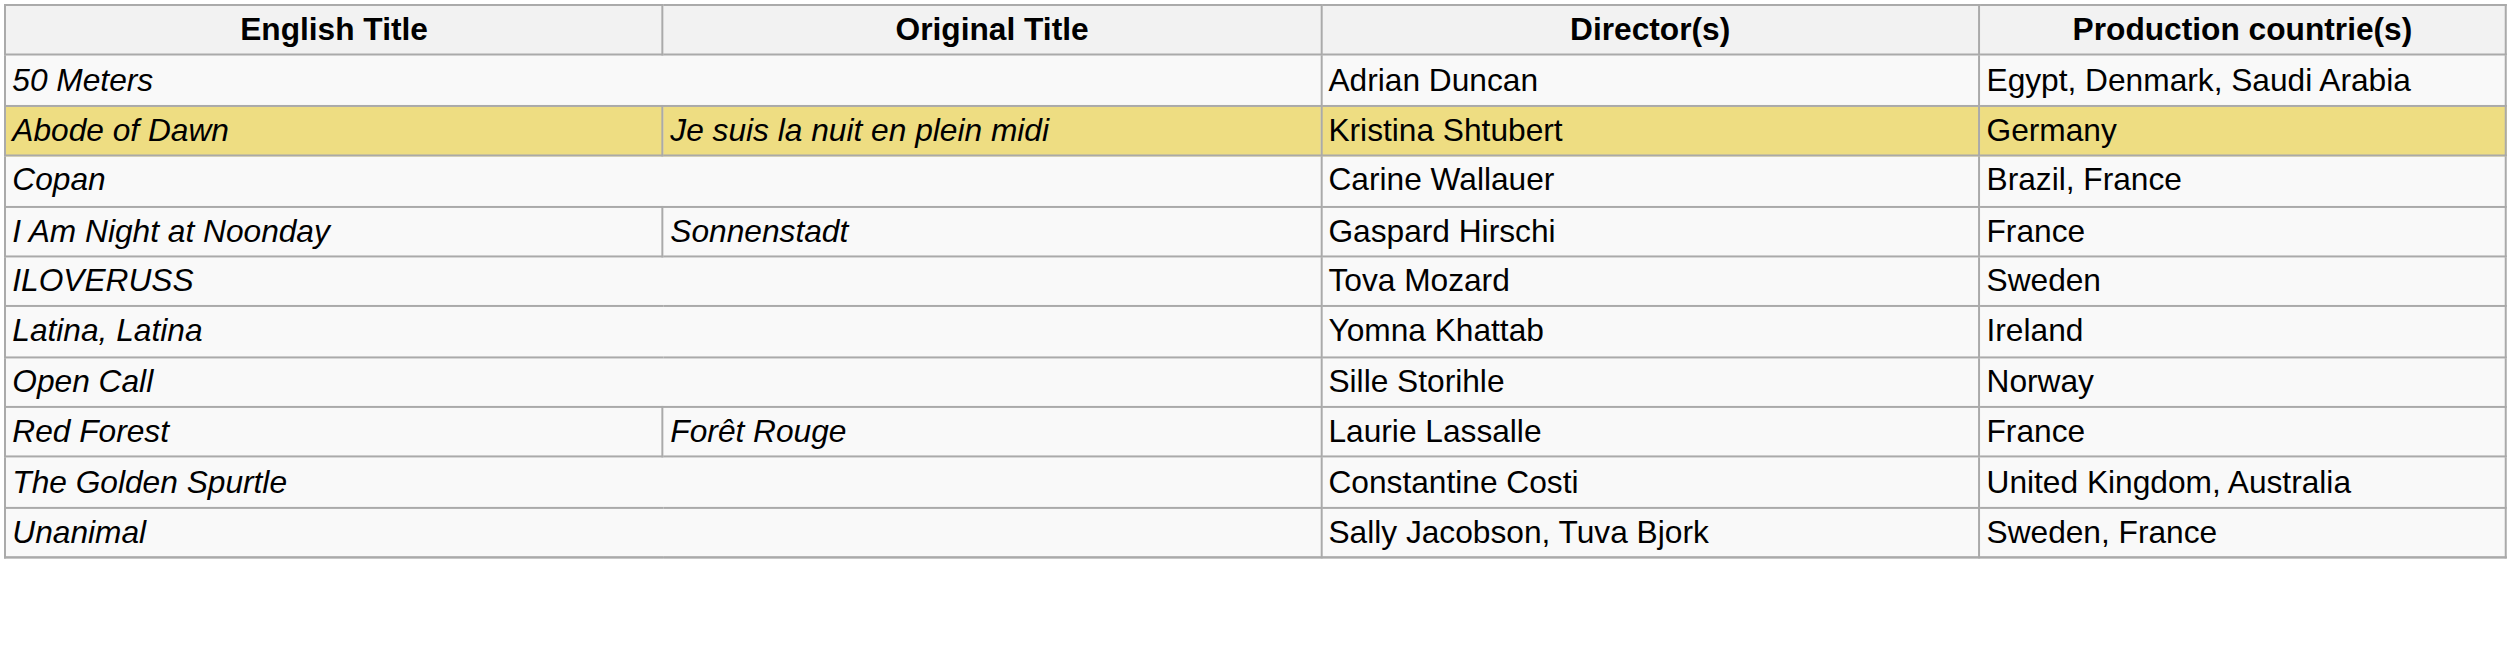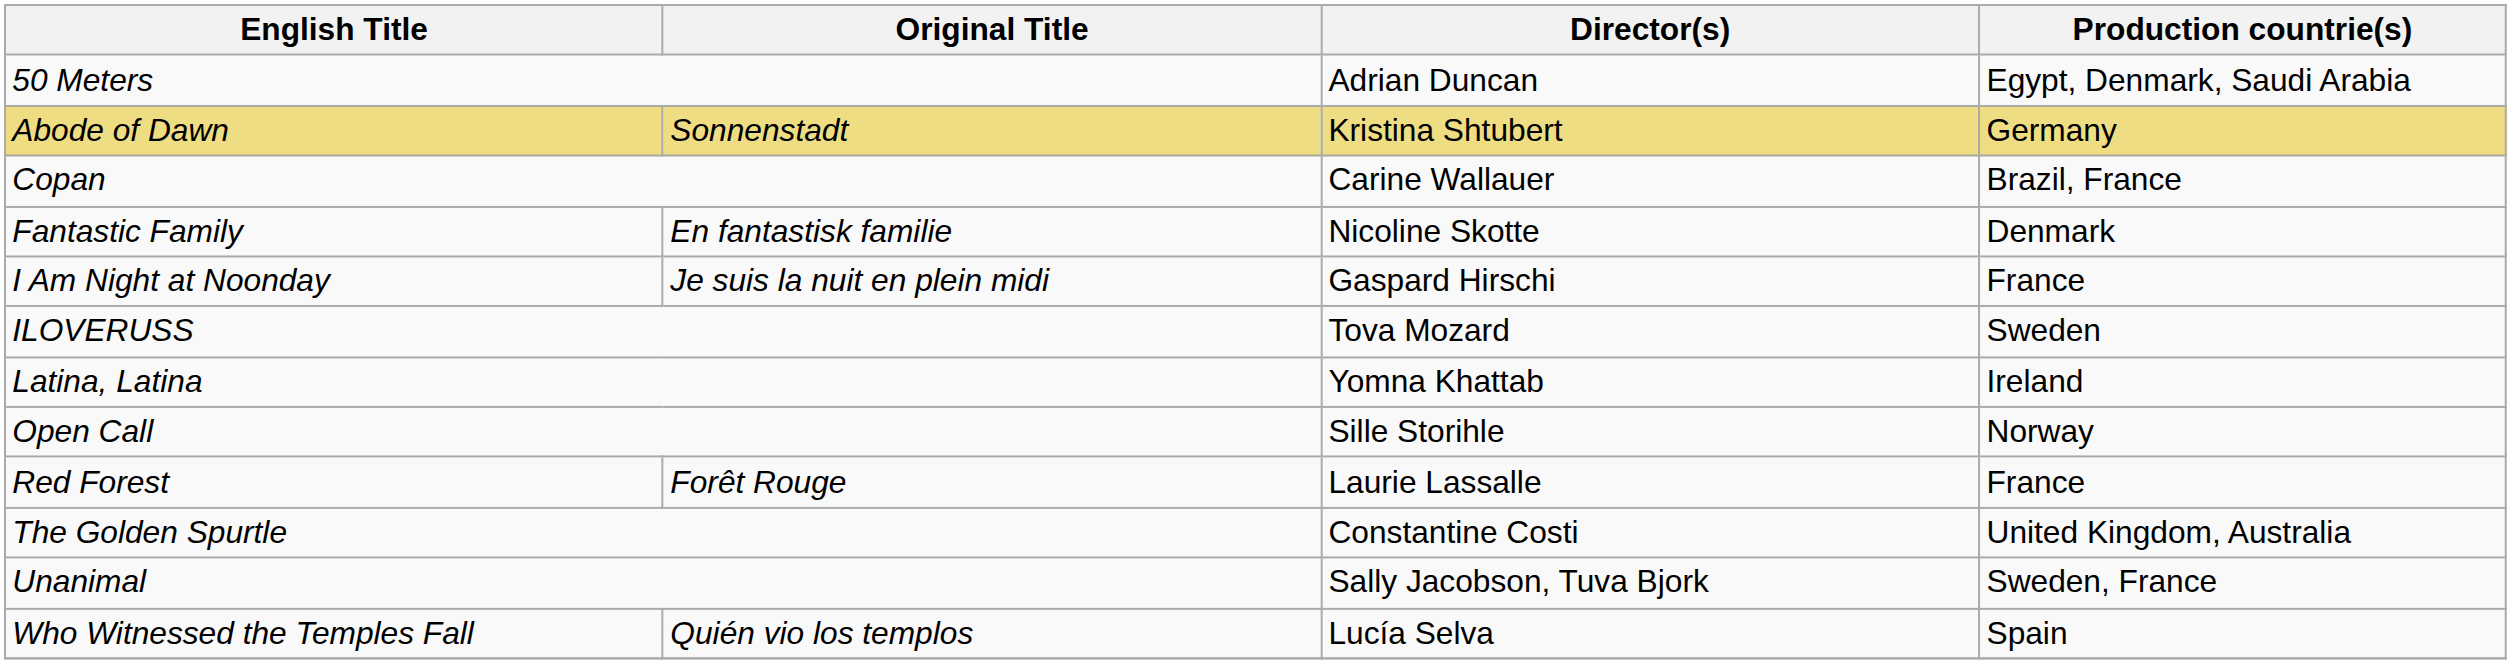(860, 130) Je suis la nuit en plein midi -> (759, 130) Sonnenstadt
+ row: (128, 230)
(759, 230) Sonnenstadt -> (860, 280) Je suis la nuit en plein midi
+ row: (243, 632)
